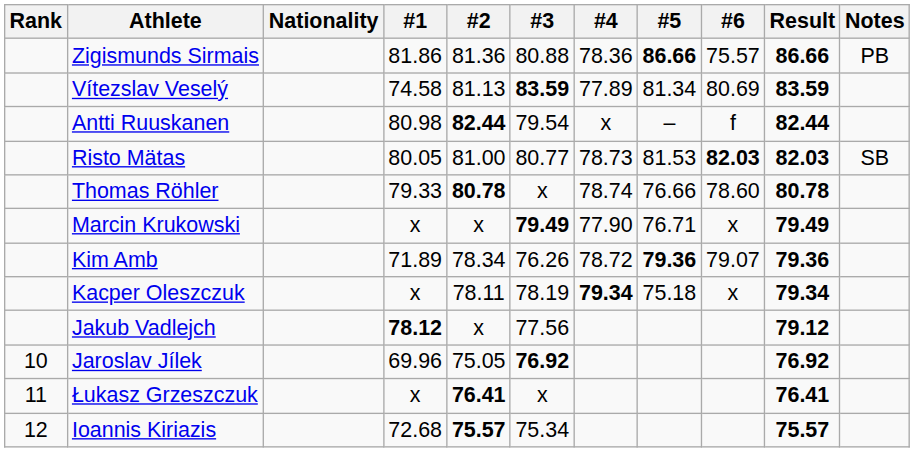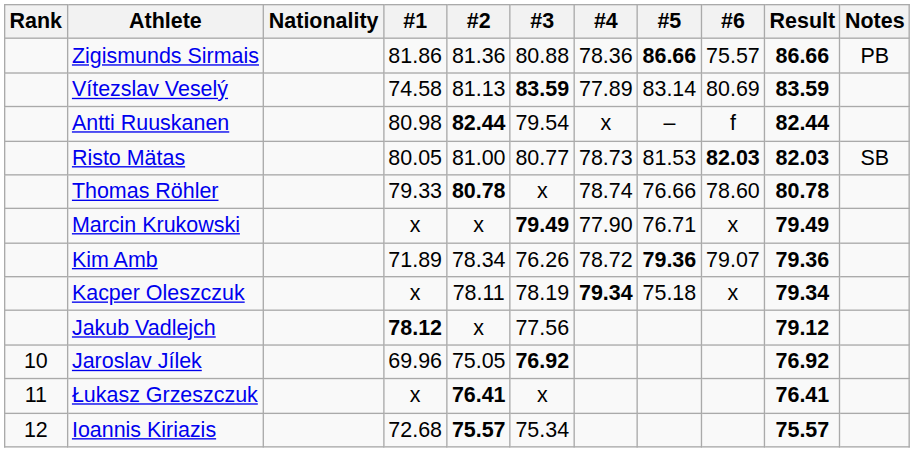(669, 89) 81.34 -> (669, 89) 83.14
